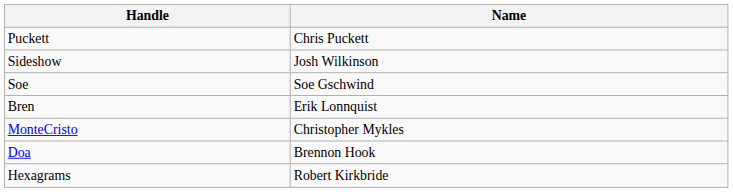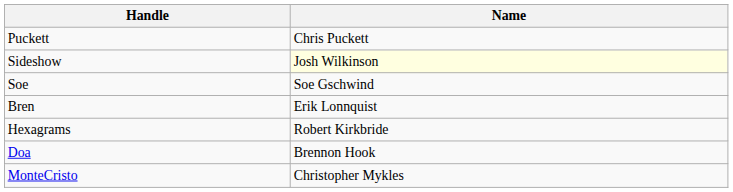(336, 61) no background -> (336, 61) lightyellow background
rows swapped: (43, 130) <-> (39, 175)
